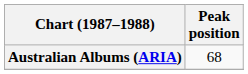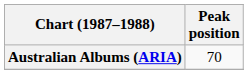(214, 57) 68 -> (214, 57) 70
